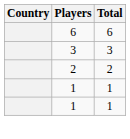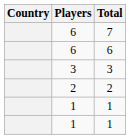+ row: (73, 32)
